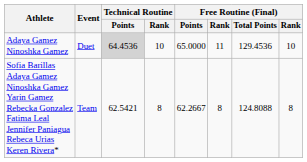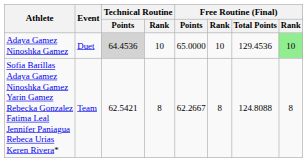(220, 46) 11 -> (220, 46) 10
(291, 46) no background -> (291, 46) lightgreen background
